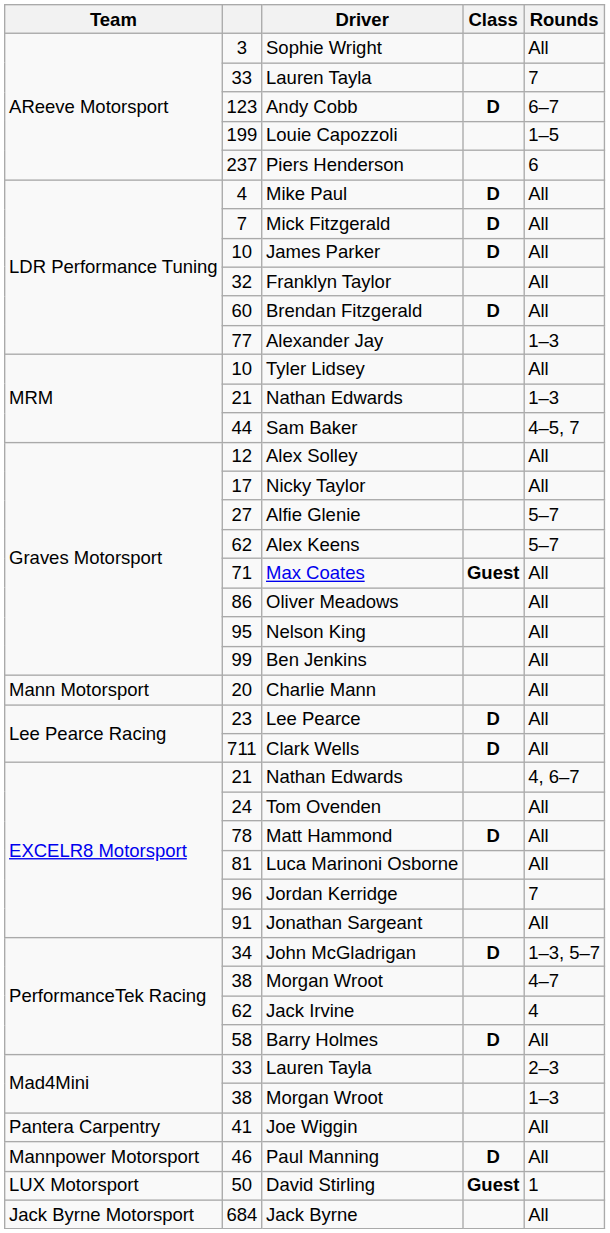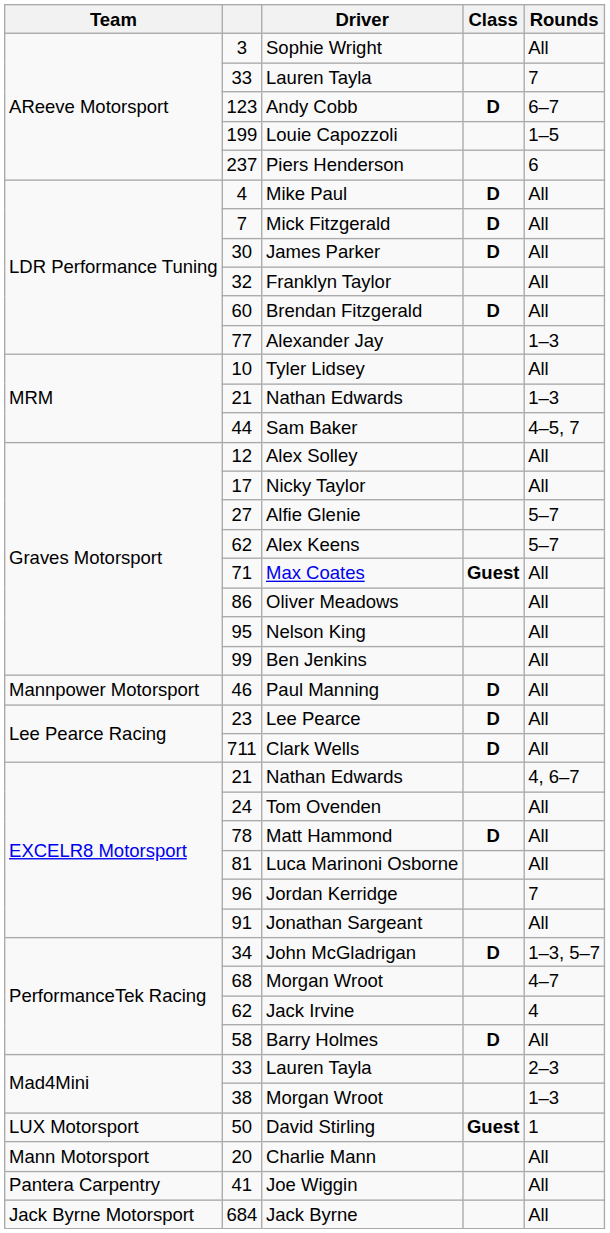(242, 252) 10 -> (242, 252) 30
rows swapped: (79, 689) <-> (104, 1156)
(242, 981) 38 -> (242, 981) 68
rows swapped: (85, 1127) <-> (74, 1185)
